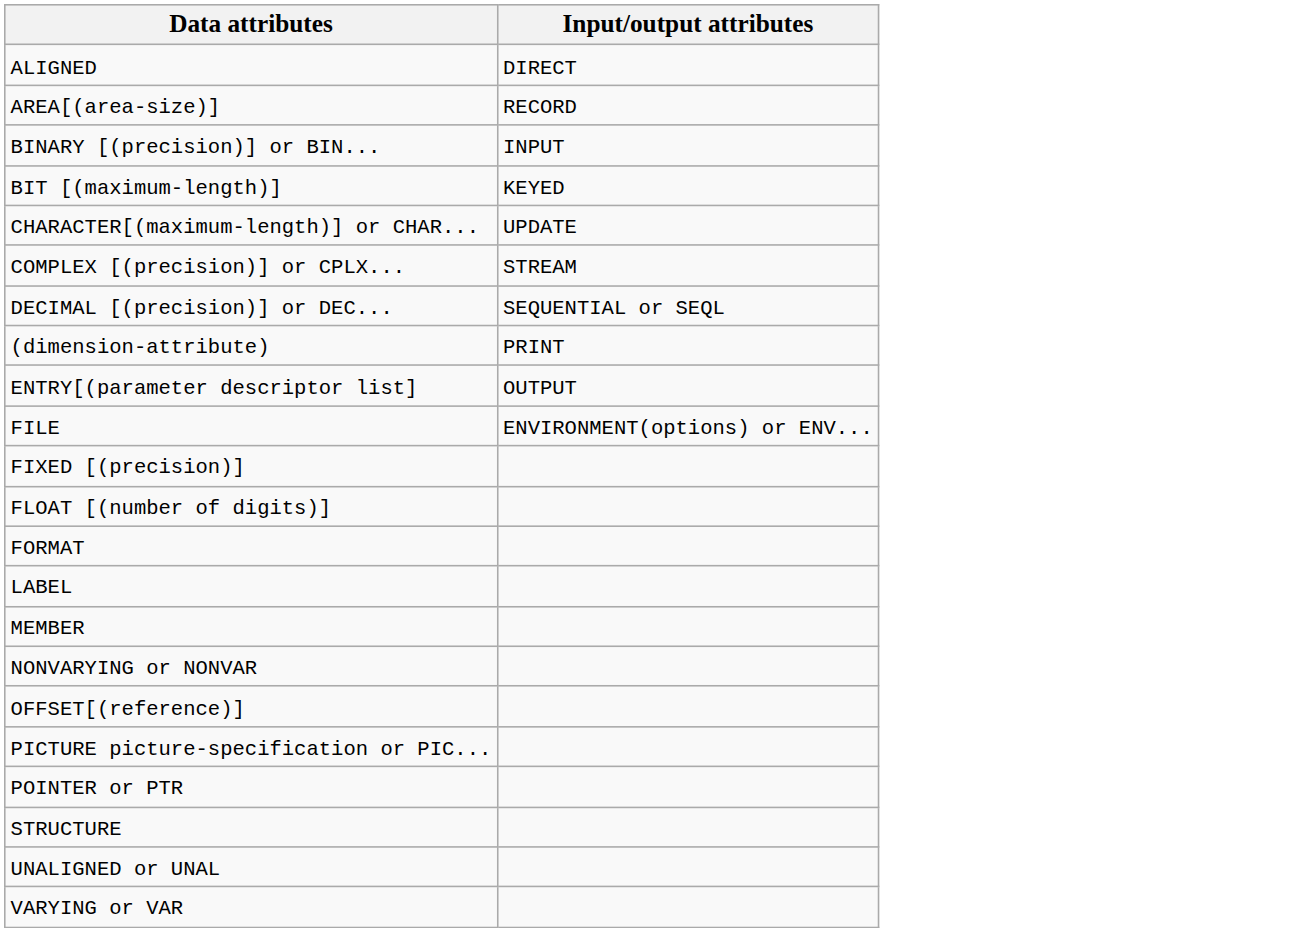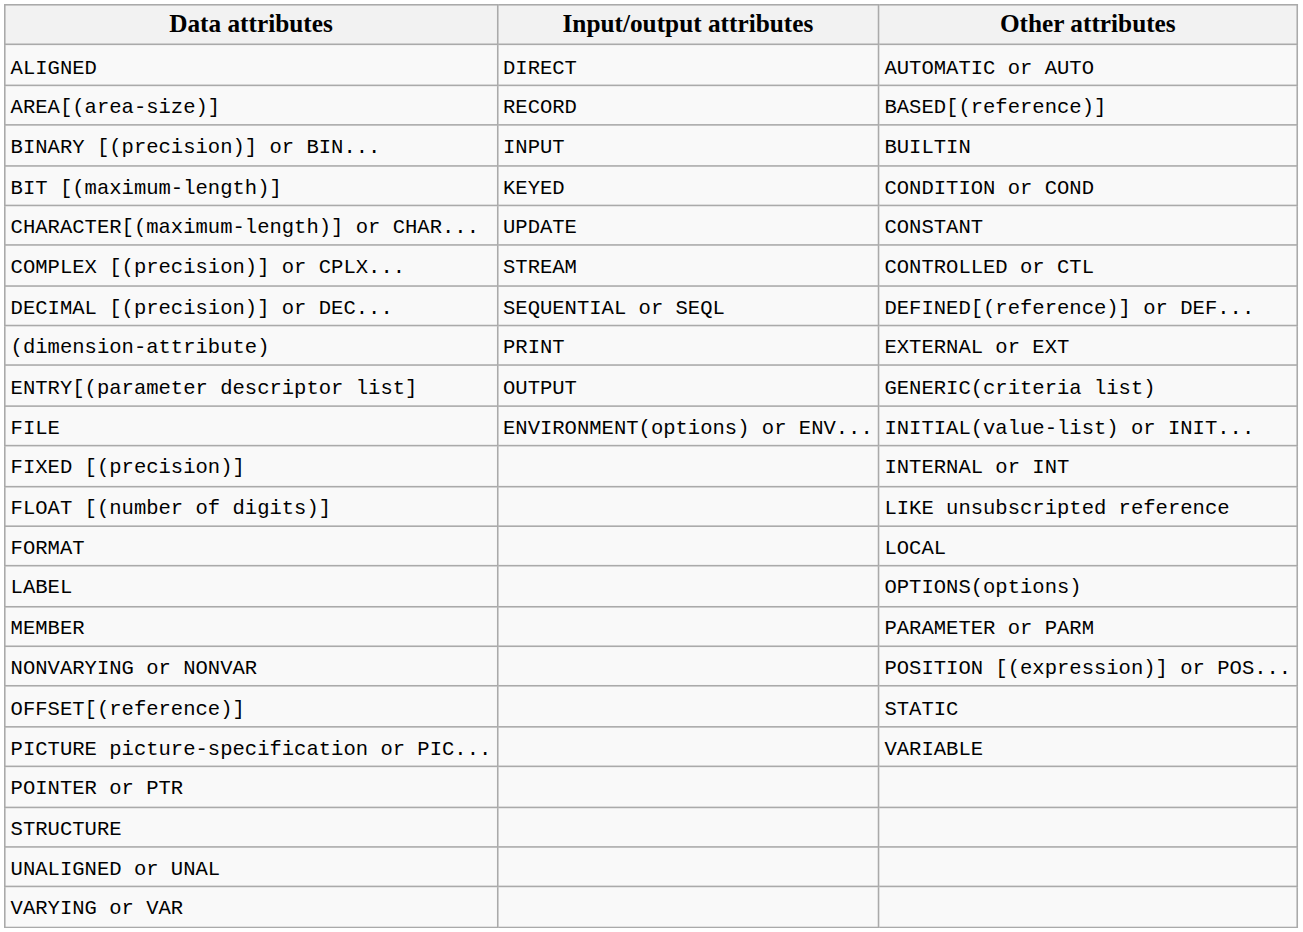+ column: (1088, 24)
